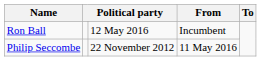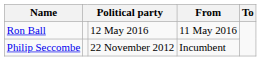(203, 30) Incumbent -> (208, 30) 11 May 2016
(208, 47) 11 May 2016 -> (203, 47) Incumbent
